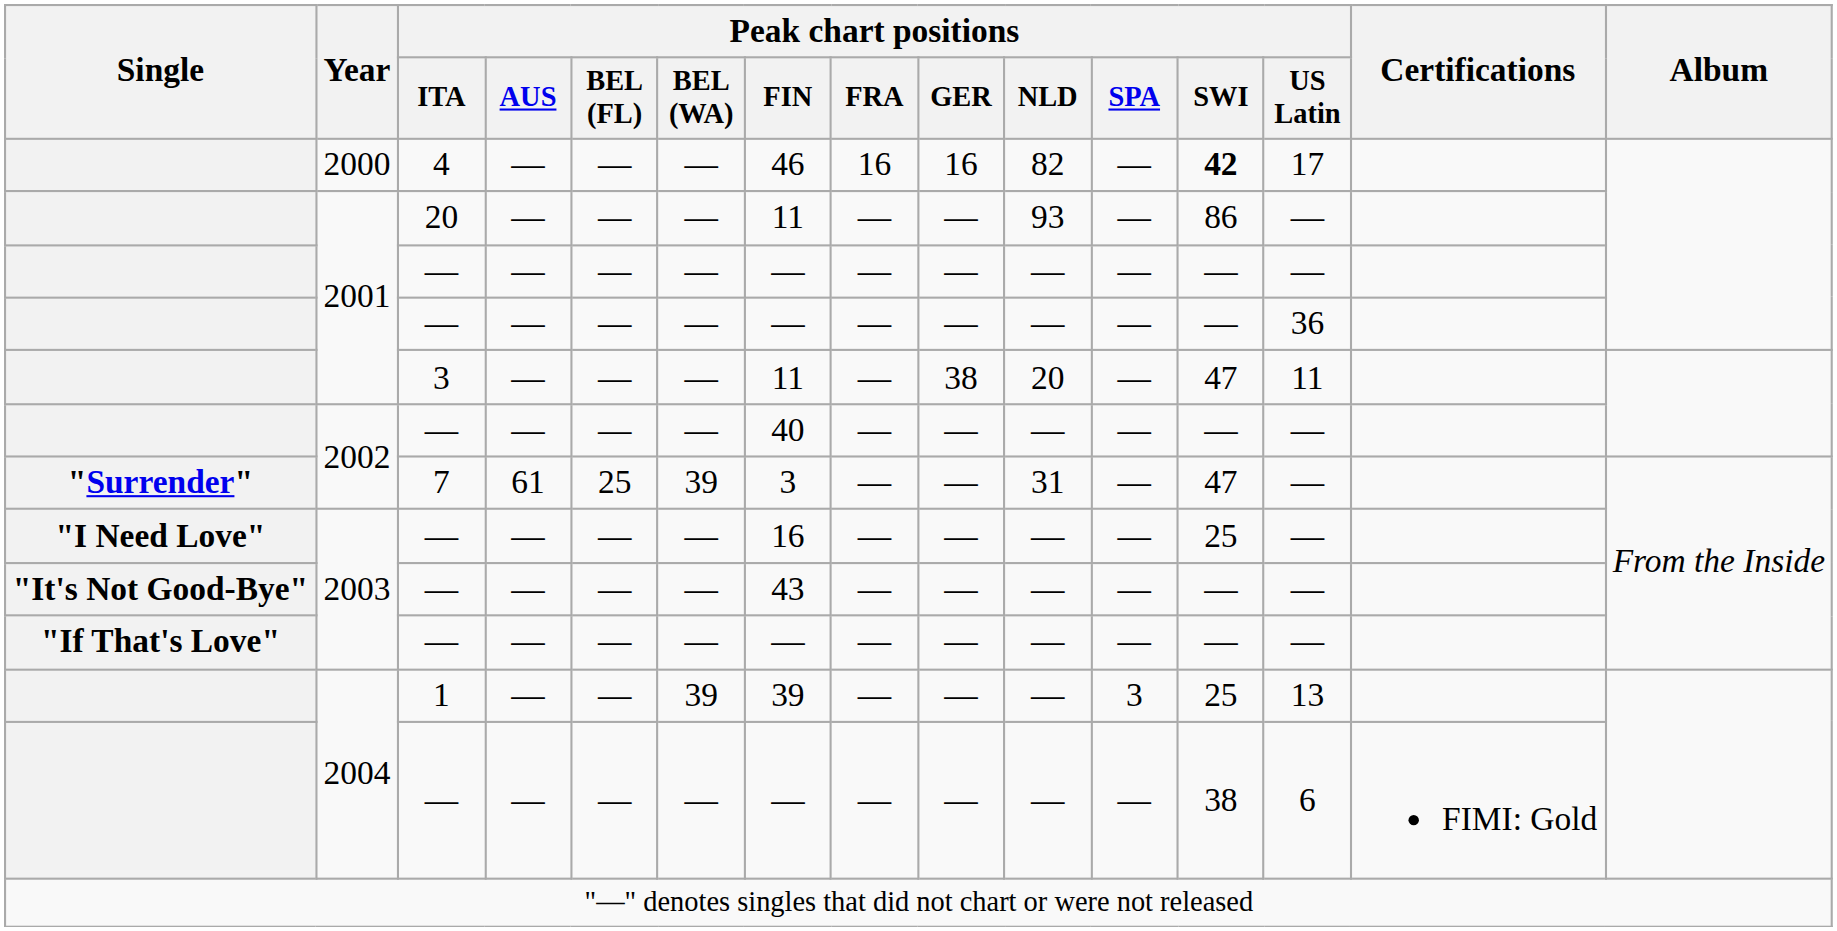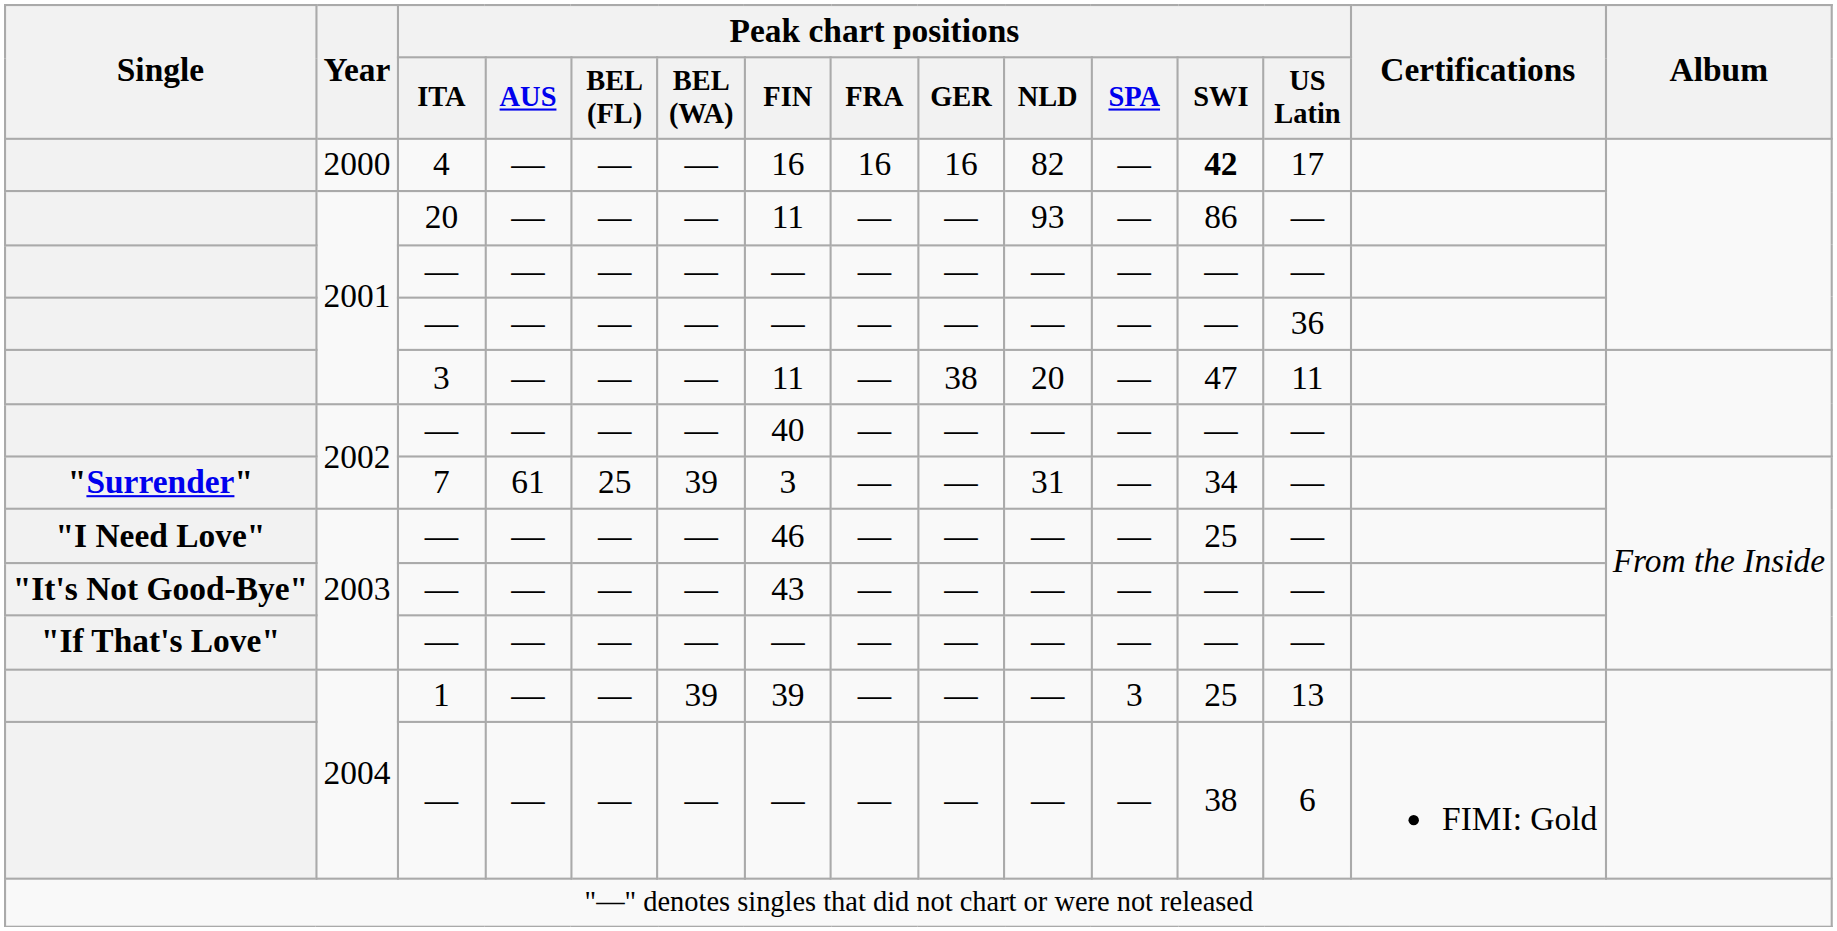(788, 164) 46 -> (788, 164) 16
(1221, 482) 47 -> (1221, 482) 34
(788, 535) 16 -> (788, 535) 46
